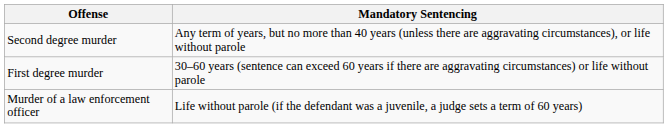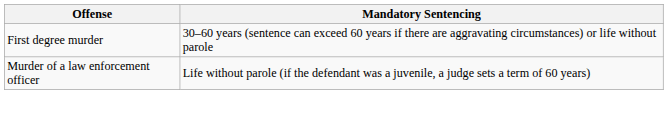- row: (62, 40)
